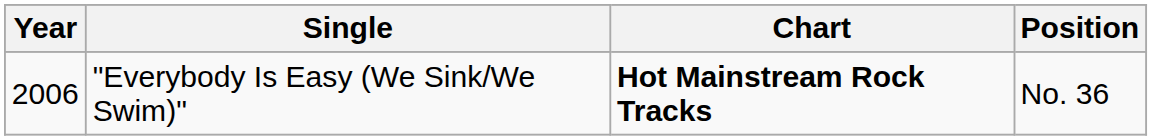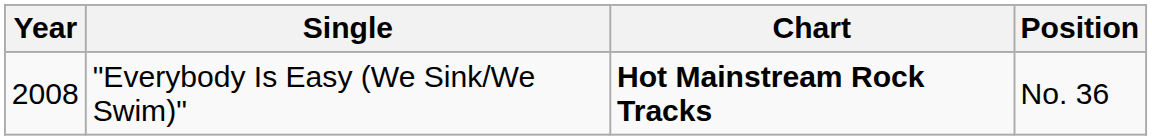(45, 92) 2006 -> (45, 92) 2008
